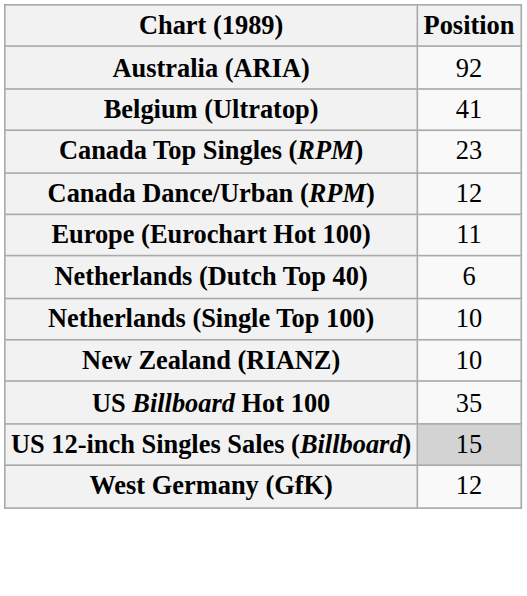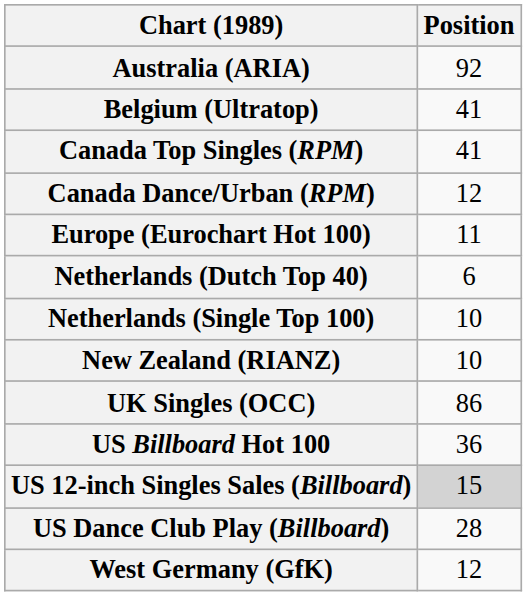(469, 151) 23 -> (469, 151) 41
+ row: (211, 402)
(469, 402) 35 -> (469, 444) 36
+ row: (211, 527)
